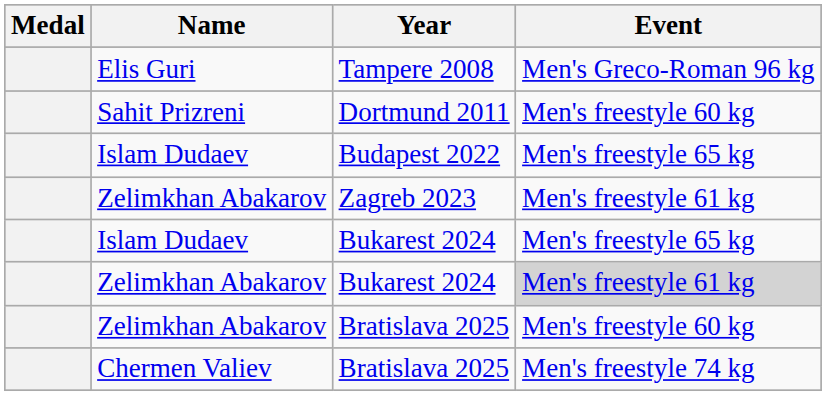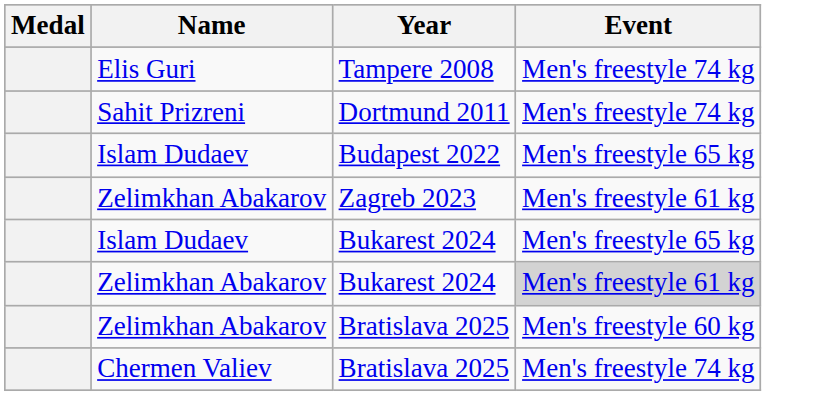(668, 68) Men's Greco-Roman 96 kg -> (638, 68) Men's freestyle 74 kg
(638, 111) Men's freestyle 60 kg -> (638, 111) Men's freestyle 74 kg
